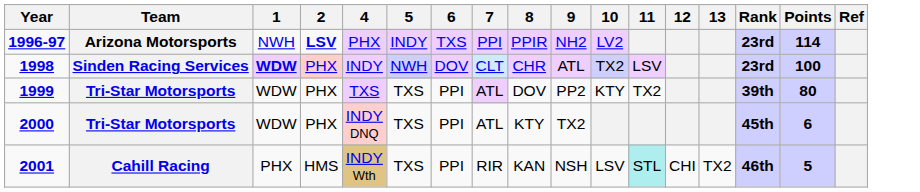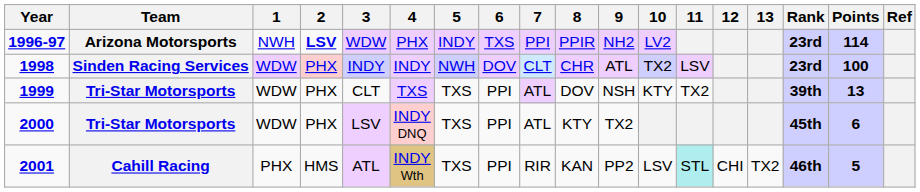+ column: (366, 17)
(276, 66) bold -> (276, 66) normal
(571, 91) PP2 -> (619, 91) NSH
(808, 91) 80 -> (856, 91) 13
(571, 166) NSH -> (619, 166) PP2
